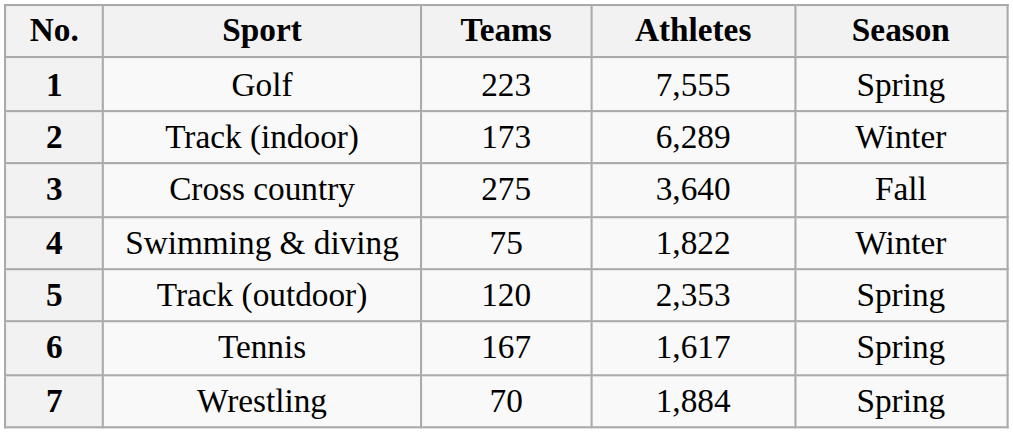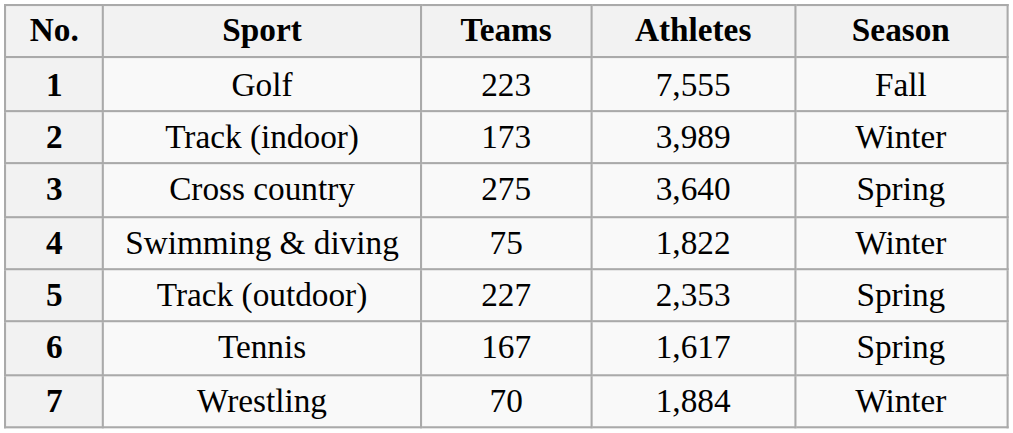(901, 83) Spring -> (901, 83) Fall
(693, 136) 6,289 -> (693, 136) 3,989
(901, 189) Fall -> (901, 189) Spring
(506, 294) 120 -> (506, 294) 227
(901, 400) Spring -> (901, 400) Winter
